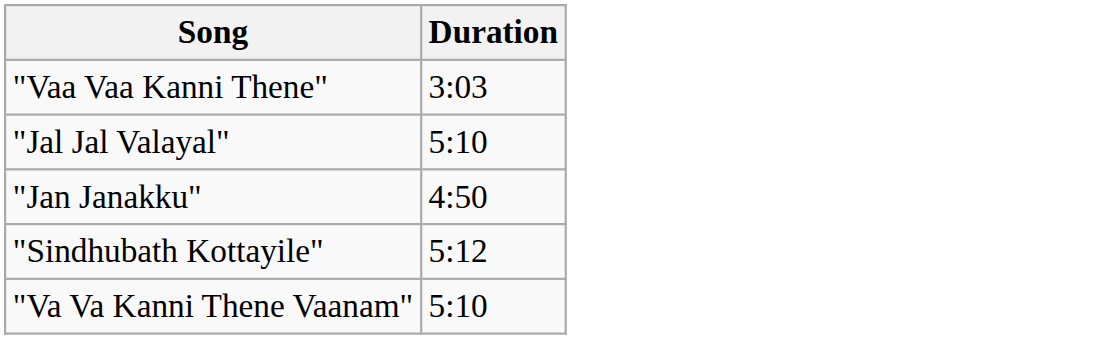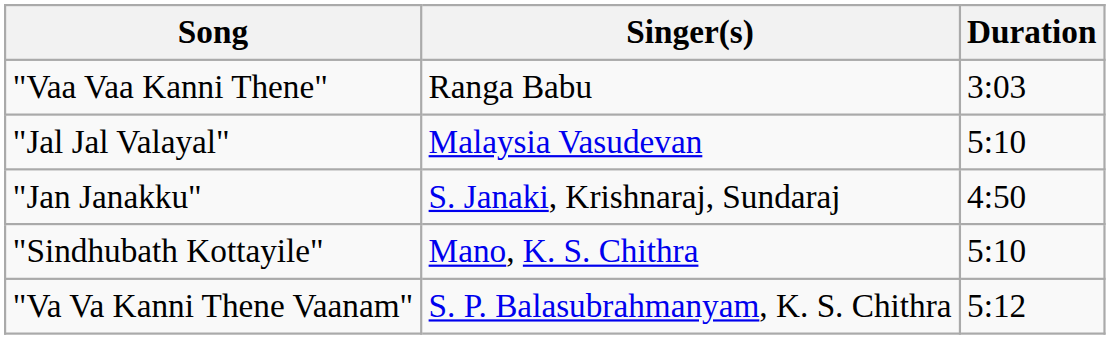+ column: (690, 32)
(458, 251) 5:12 -> (997, 251) 5:10
(458, 306) 5:10 -> (997, 306) 5:12
